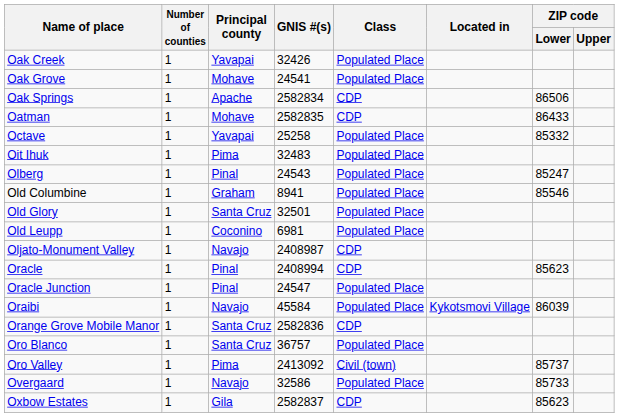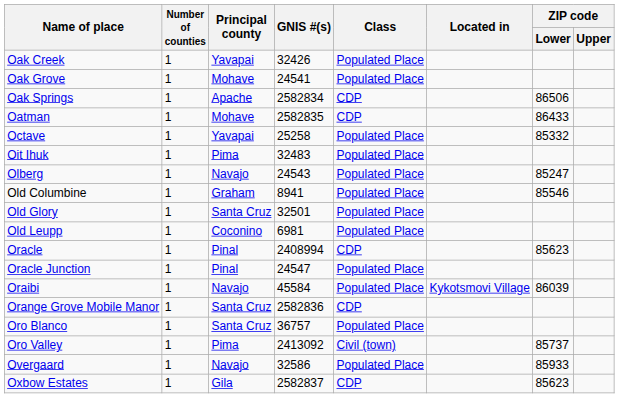(225, 174) Pinal -> (230, 174) Navajo
- row: (71, 250)
(552, 383) 85733 -> (552, 364) 85933
